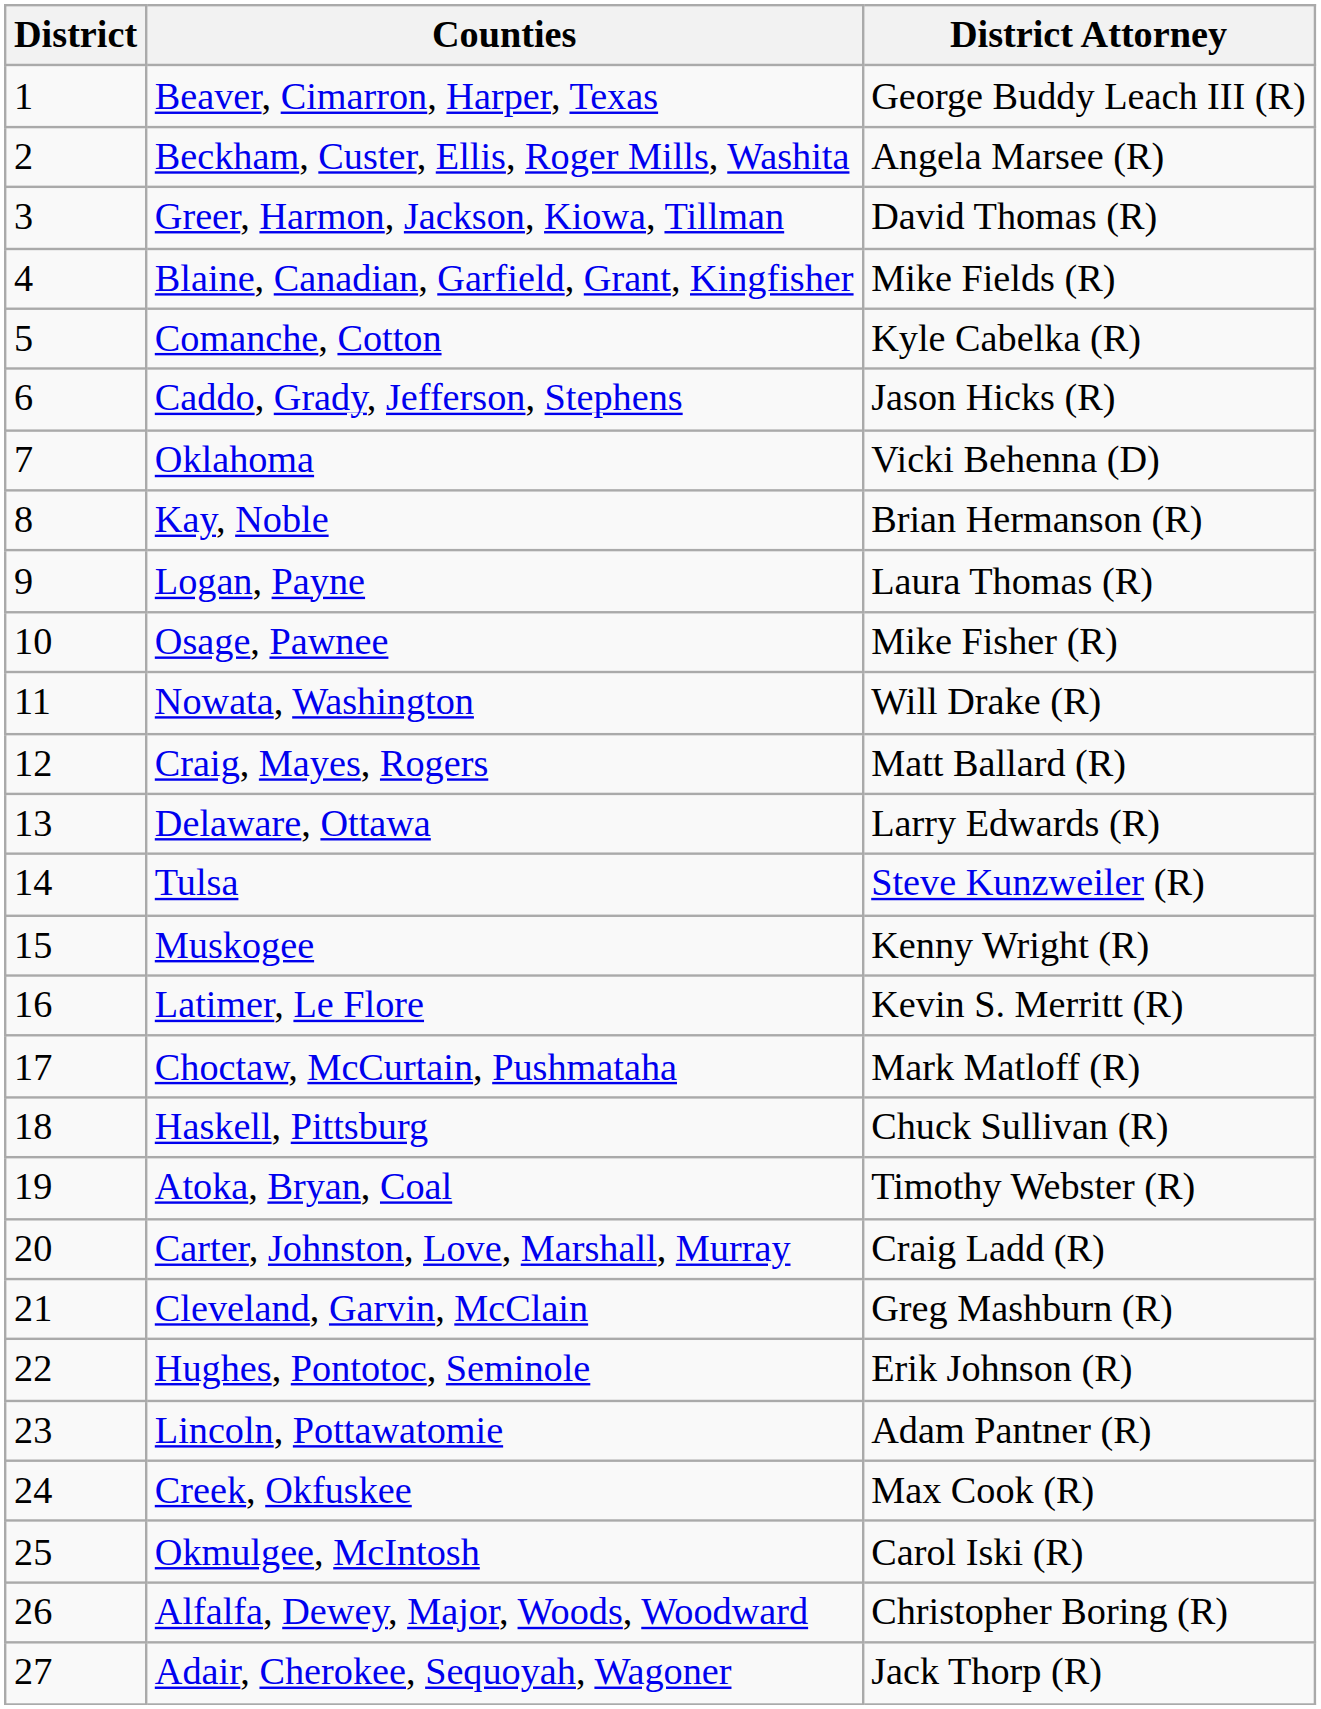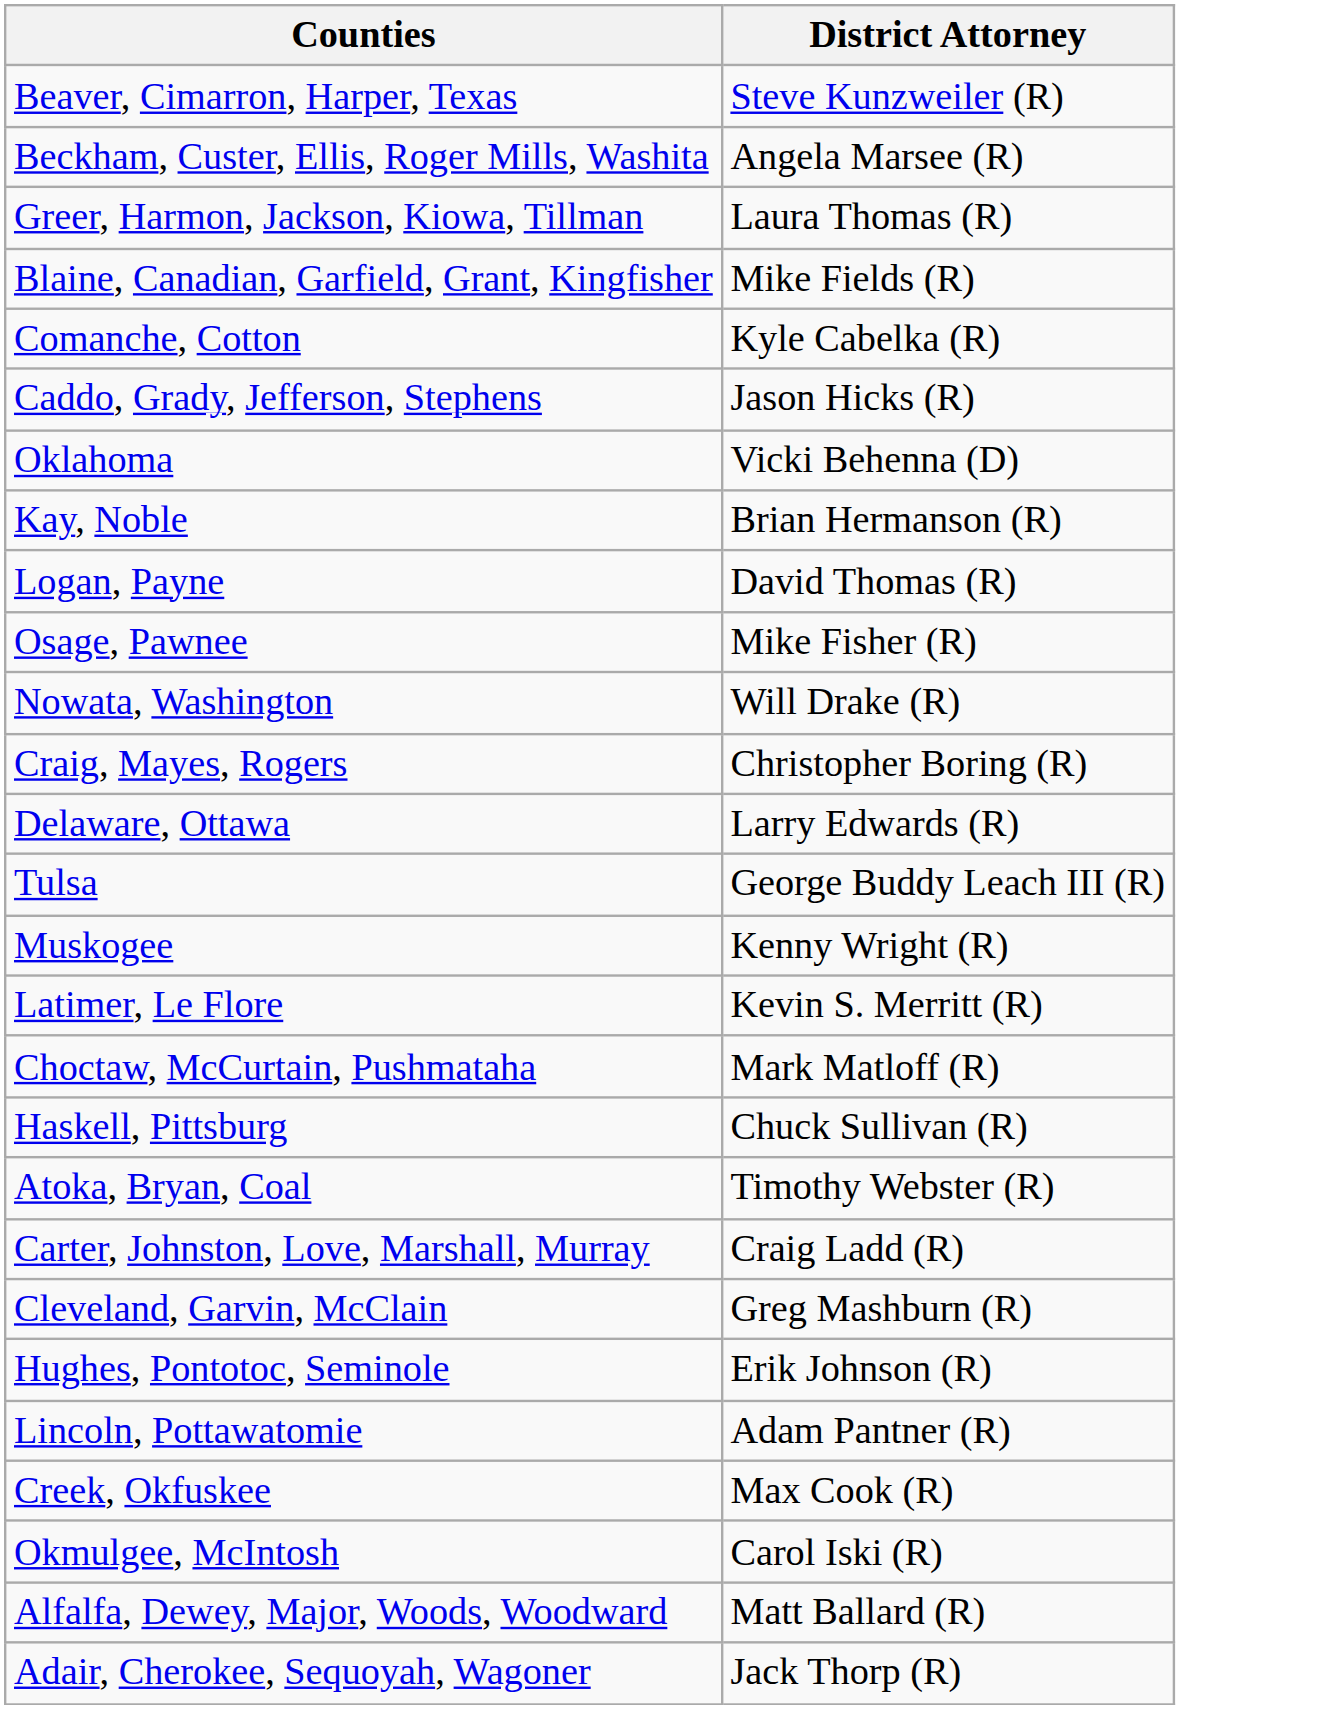- column: (76, 34)
(1089, 95) George Buddy Leach III (R) -> (897, 95) Steve Kunzweiler (R)
(1014, 216) David Thomas (R) -> (871, 216) Laura Thomas (R)
(1012, 580) Laura Thomas (R) -> (873, 580) David Thomas (R)
(999, 762) Matt Ballard (R) -> (909, 762) Christopher Boring (R)
(1038, 883) Steve Kunzweiler (R) -> (948, 883) George Buddy Leach III (R)
(1050, 1611) Christopher Boring (R) -> (858, 1611) Matt Ballard (R)
